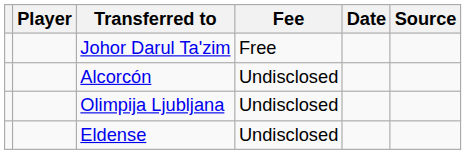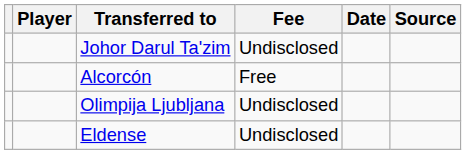(258, 47) Free -> (289, 47) Undisclosed
(289, 76) Undisclosed -> (258, 76) Free
